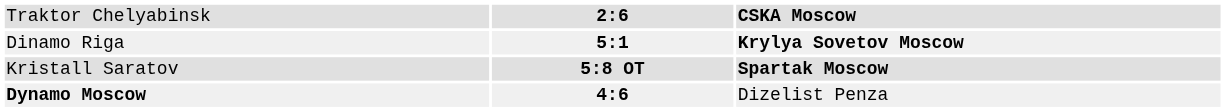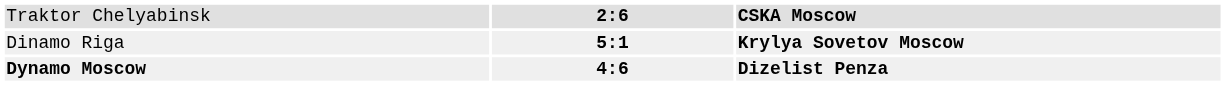- row: (92, 69)
(813, 95) normal -> (813, 69) bold
